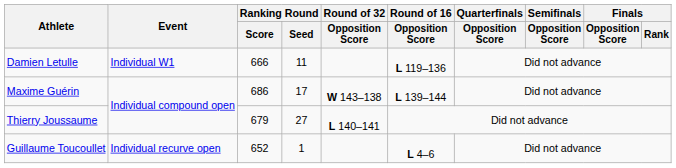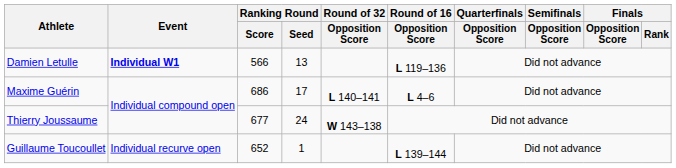(142, 63) normal -> (145, 63) bold
(260, 63) 666 -> (260, 63) 566
(301, 63) 11 -> (301, 63) 13
(354, 98) W 143–138 -> (354, 98) L 140–141
(421, 98) L 139–144 -> (421, 98) L 4–6
(260, 120) 679 -> (260, 120) 677
(301, 120) 27 -> (301, 120) 24
(354, 126) L 140–141 -> (354, 126) W 143–138
(421, 155) L 4–6 -> (421, 155) L 139–144
